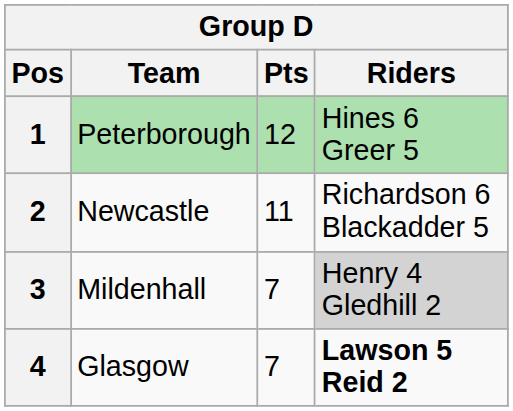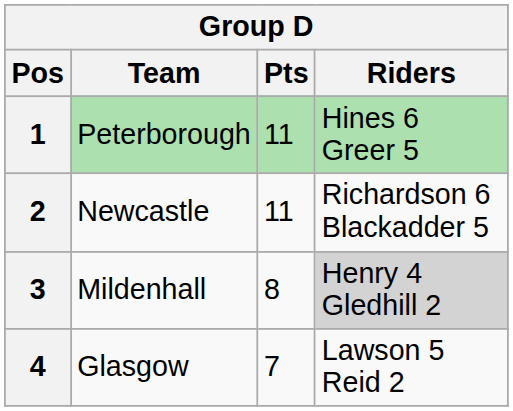(280, 134) 12 -> (279, 134) 11
(272, 289) 7 -> (272, 289) 8
(387, 367) bold -> (383, 367) normal
